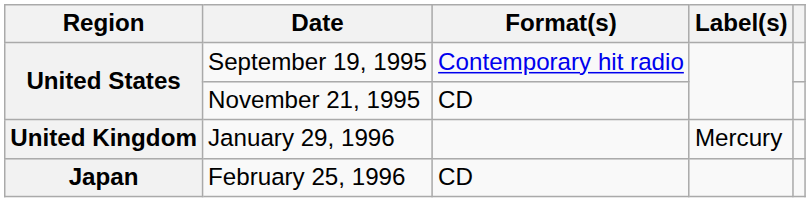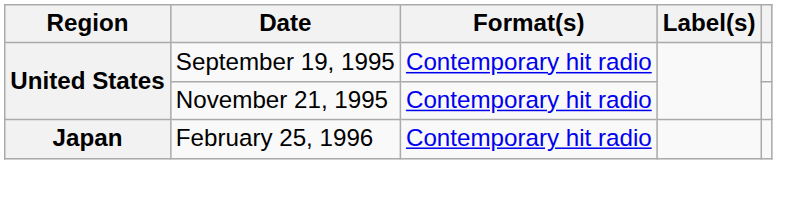(456, 100) CD -> (529, 100) Contemporary hit radio
- row: (301, 138)
(456, 176) CD -> (529, 138) Contemporary hit radio
